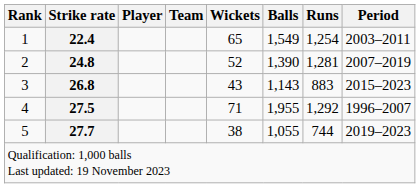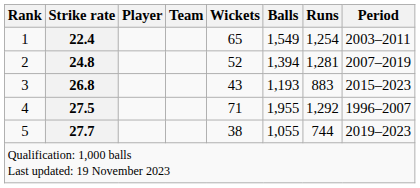(283, 62) 1,390 -> (283, 62) 1,394
(283, 85) 1,143 -> (283, 85) 1,193
